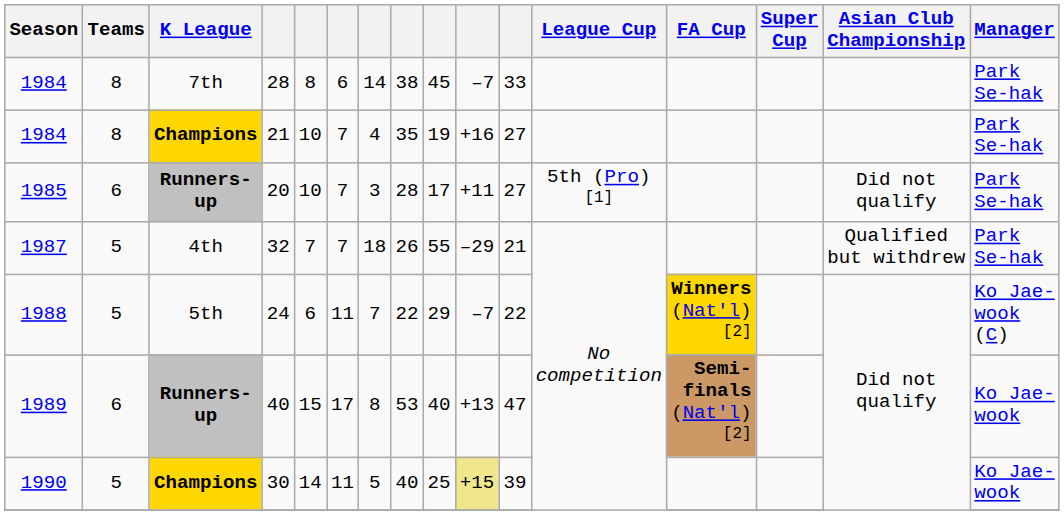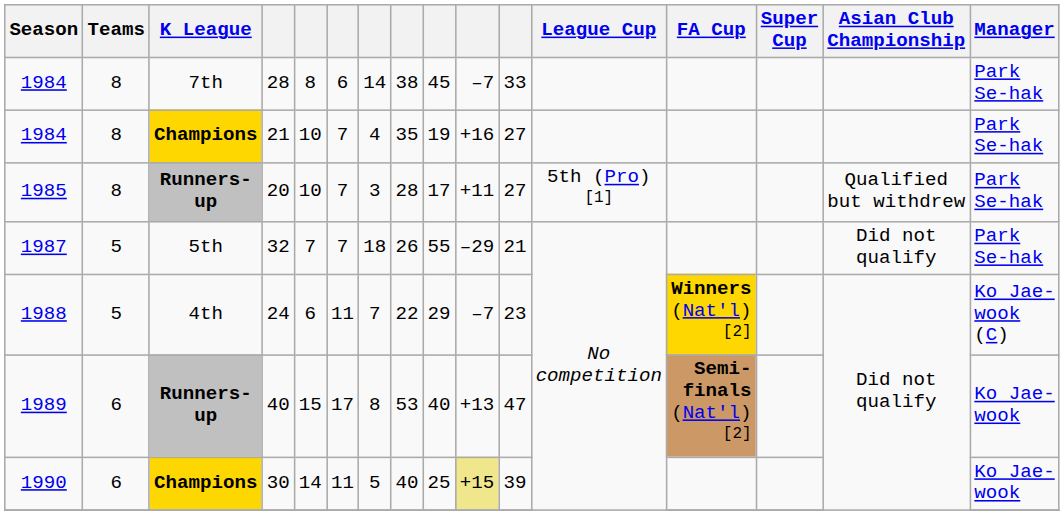(116, 192) 6 -> (116, 192) 8
(896, 192) Did not qualify -> (896, 192) Qualified but withdrew
(206, 248) 4th -> (206, 248) 5th
(896, 248) Qualified but withdrew -> (896, 248) Did not qualify
(206, 315) 5th -> (206, 315) 4th
(515, 315) 22 -> (515, 315) 23
(116, 484) 5 -> (116, 484) 6
